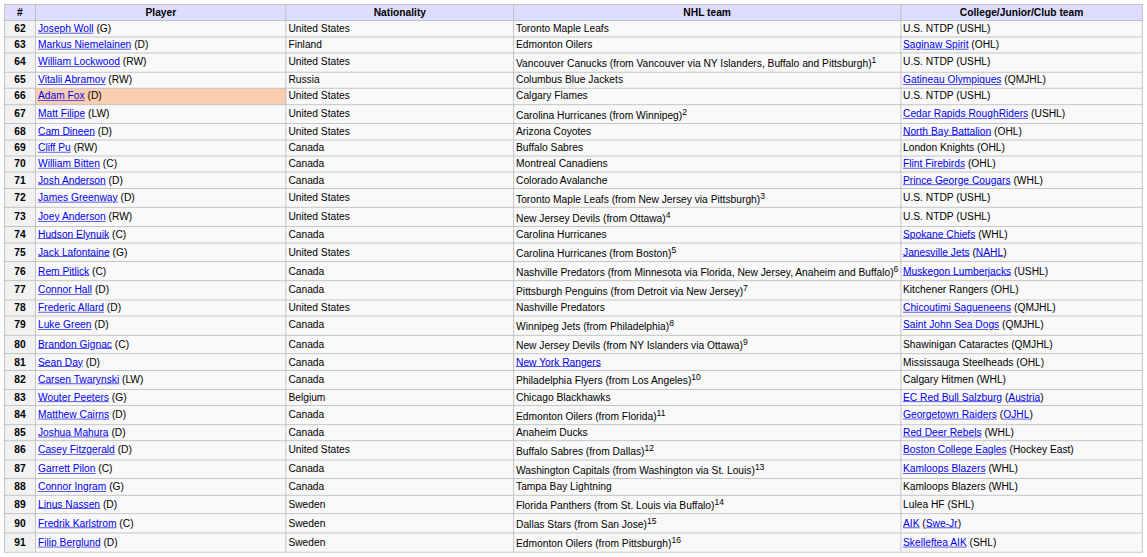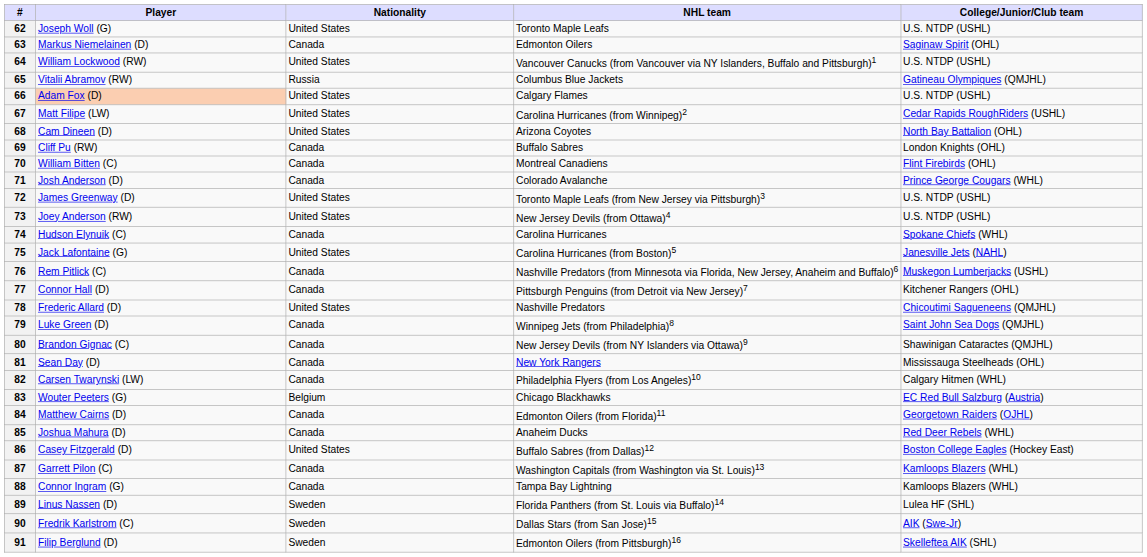(305, 45) Finland -> (306, 45) Canada
